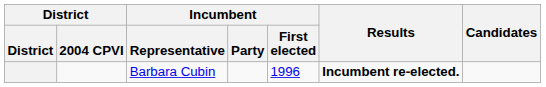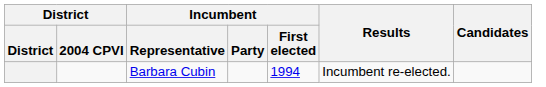(285, 72) 1996 -> (285, 72) 1994
(391, 72) bold -> (387, 72) normal
